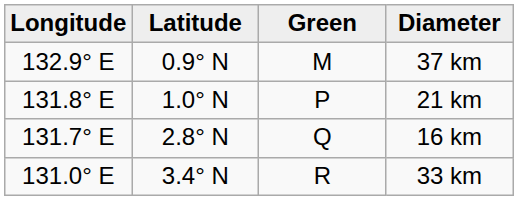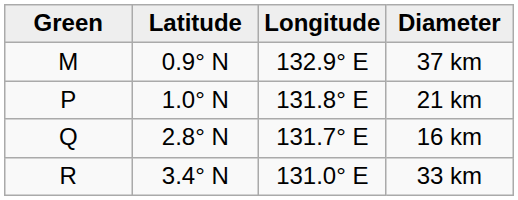columns swapped: (322, 23) <-> (68, 23)
